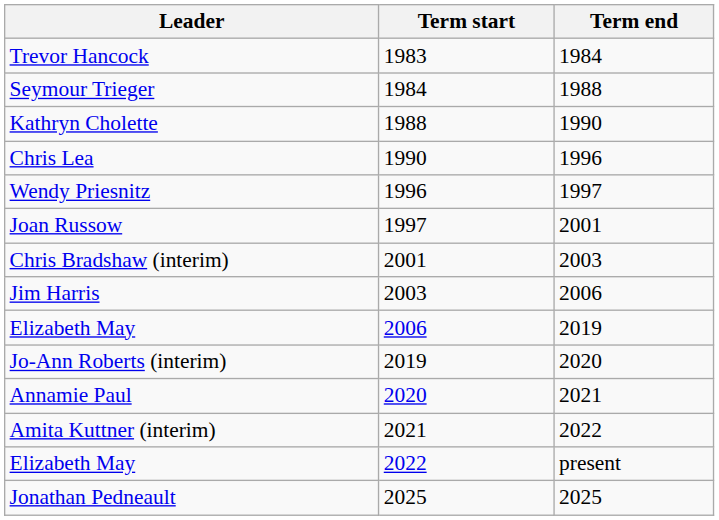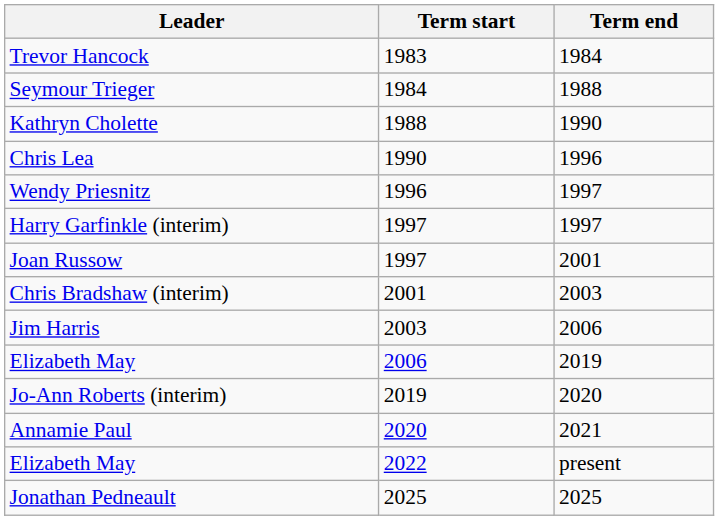+ row: (119, 225)
- row: (113, 429)
